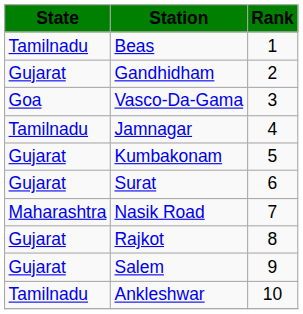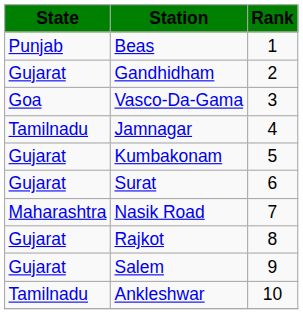(48, 45) Tamilnadu -> (36, 45) Punjab
